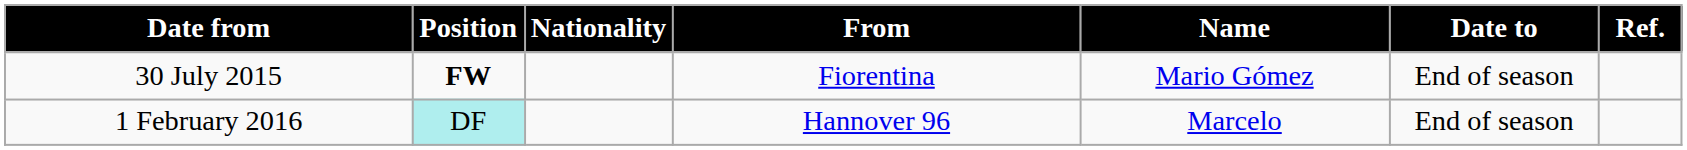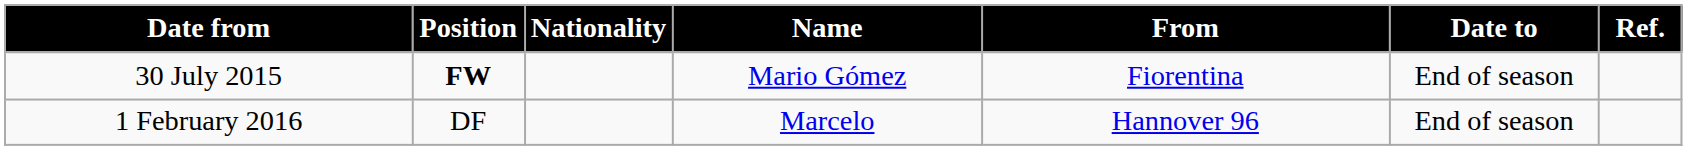columns swapped: (1235, 28) <-> (876, 28)
(468, 121) paleturquoise background -> (468, 121) no background
